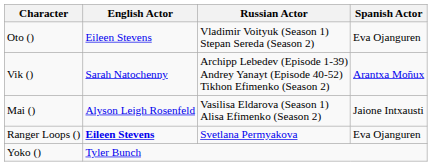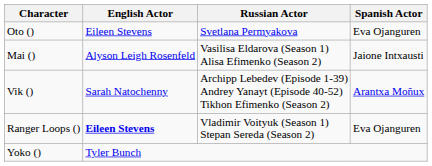(264, 37) Vladimir Voityuk (Season 1) Stepan Sereda (Season 2) -> (249, 31) Svetlana Permyakova
rows swapped: (21, 110) <-> (20, 74)
(249, 134) Svetlana Permyakova -> (264, 128) Vladimir Voityuk (Season 1) Stepan Sereda (Season 2)
